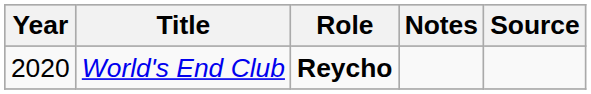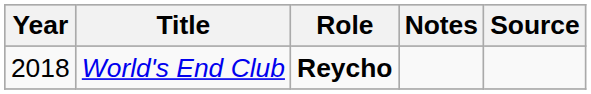(40, 67) 2020 -> (40, 67) 2018
